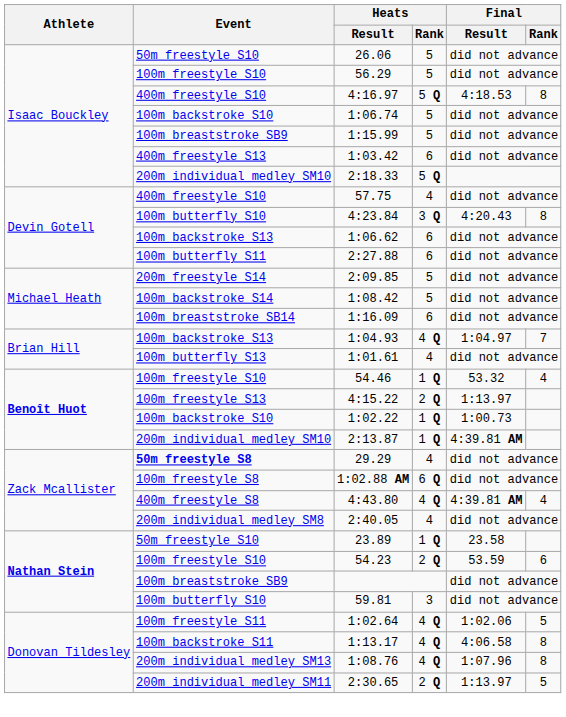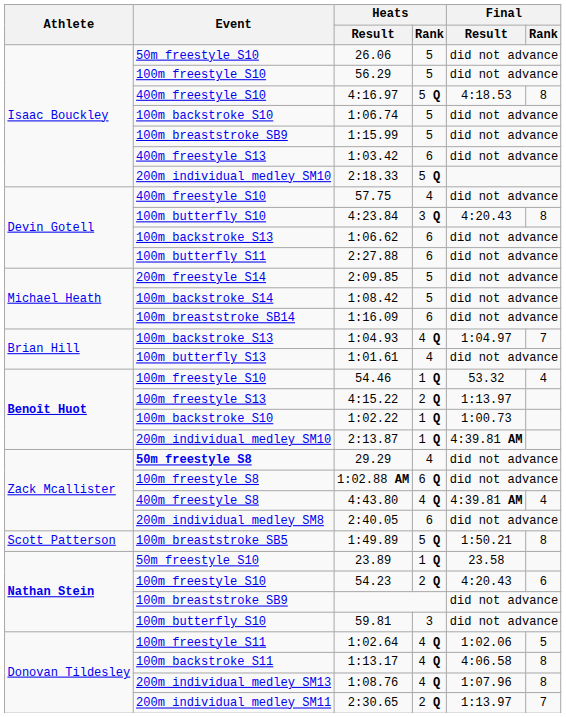(429, 520) 4 -> (429, 520) 6
+ row: (373, 541)
(486, 561) 53.59 -> (486, 581) 4:20.43
(543, 682) 5 -> (543, 703) 7
